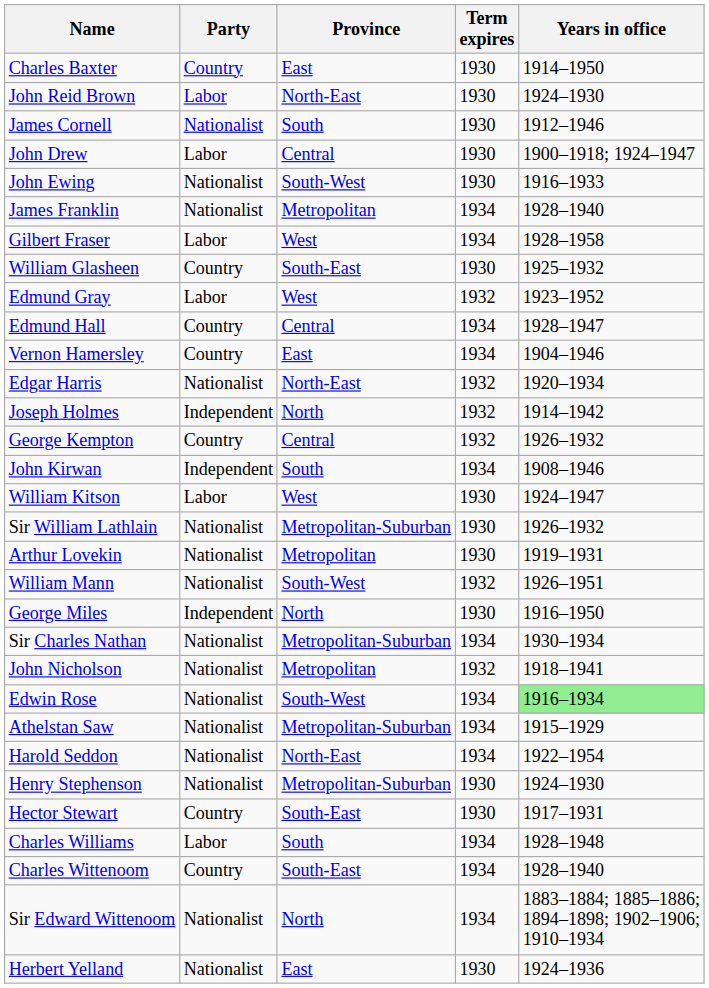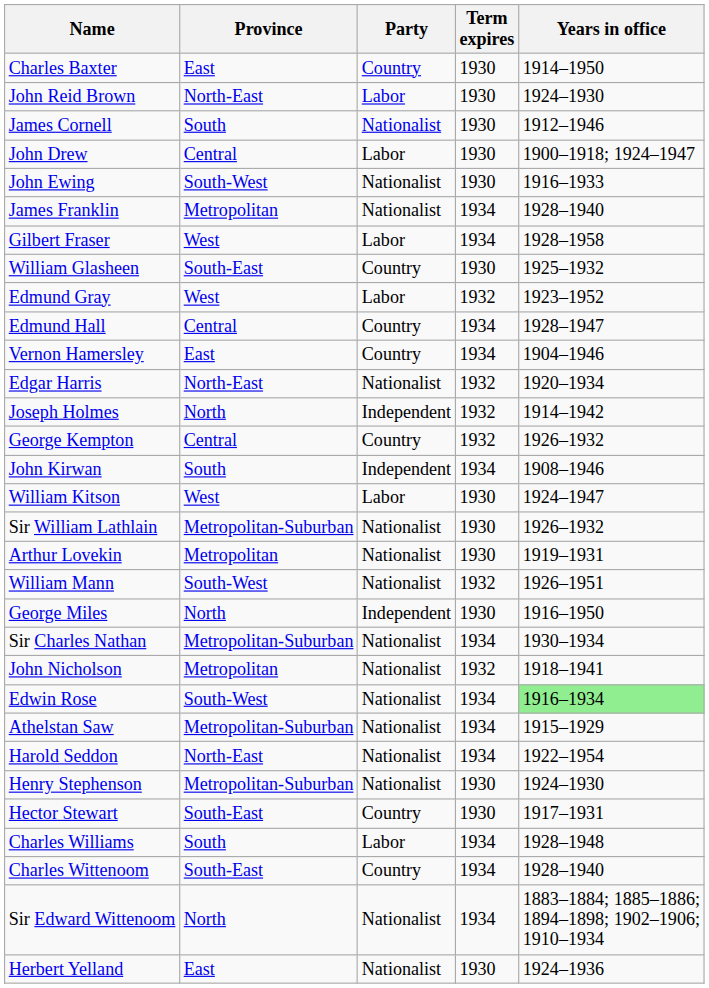columns swapped: (228, 29) <-> (366, 29)
